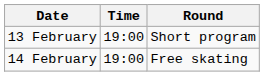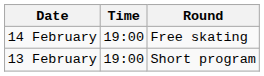rows swapped: (52, 38) <-> (52, 60)
